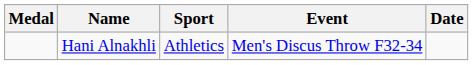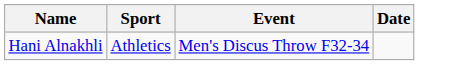- column: (31, 18)
